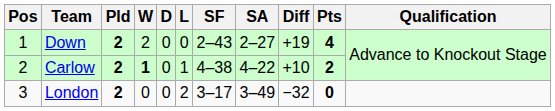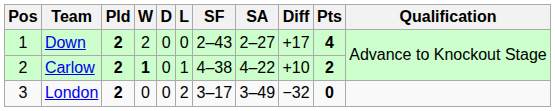(296, 42) +19 -> (296, 42) +17
